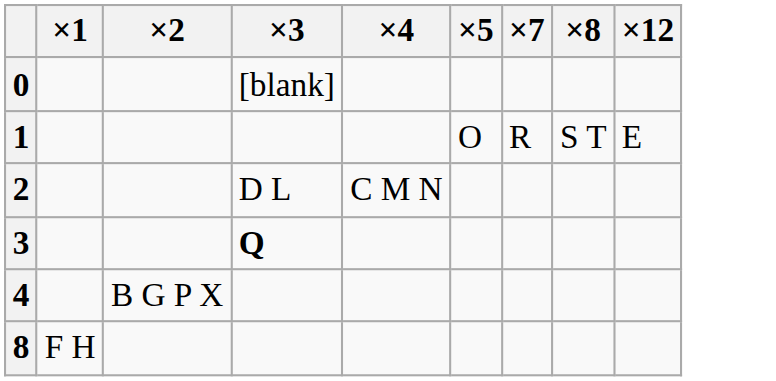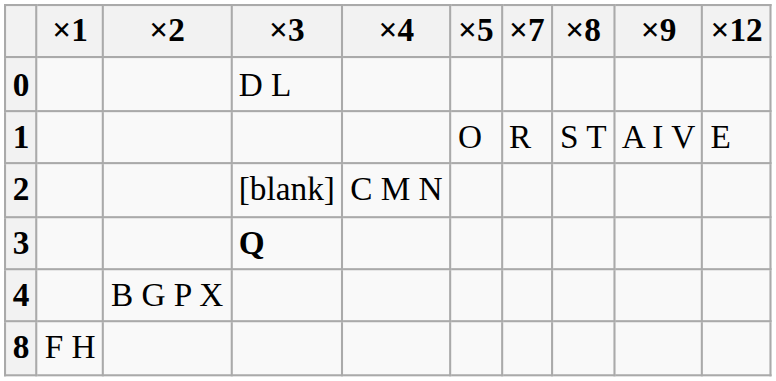+ column: (658, 30)
(287, 83) [blank] -> (265, 83) D L
(265, 189) D L -> (287, 189) [blank]
